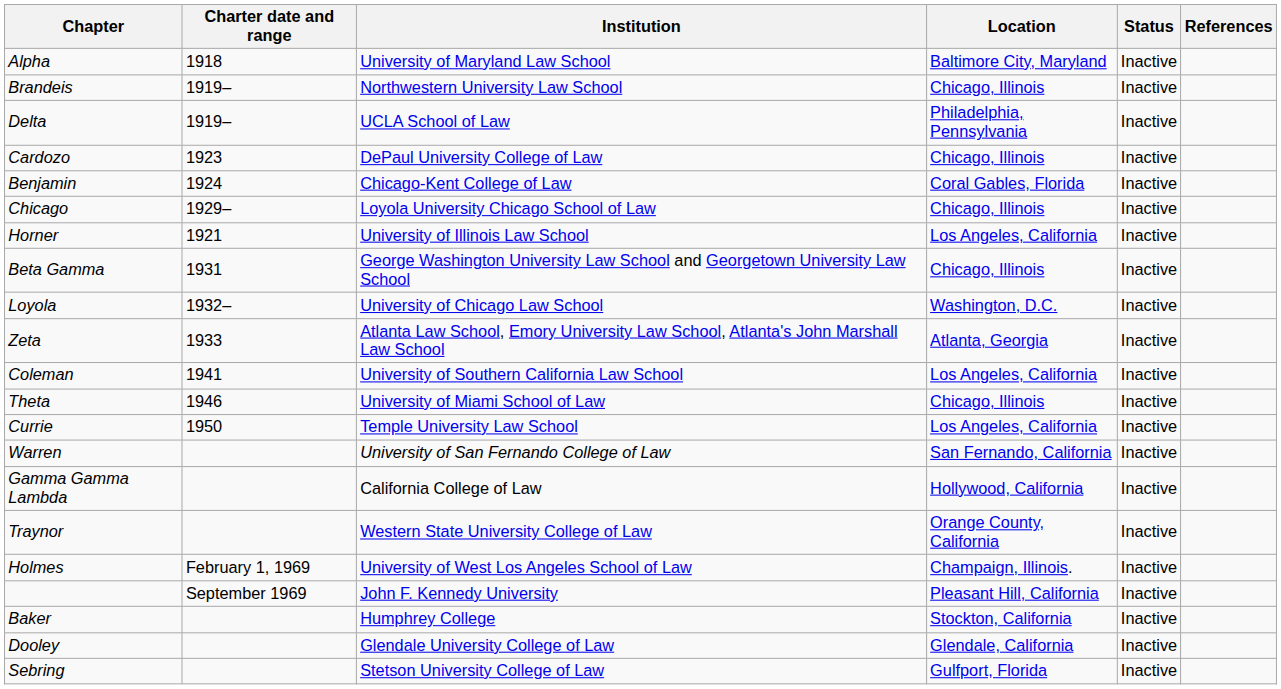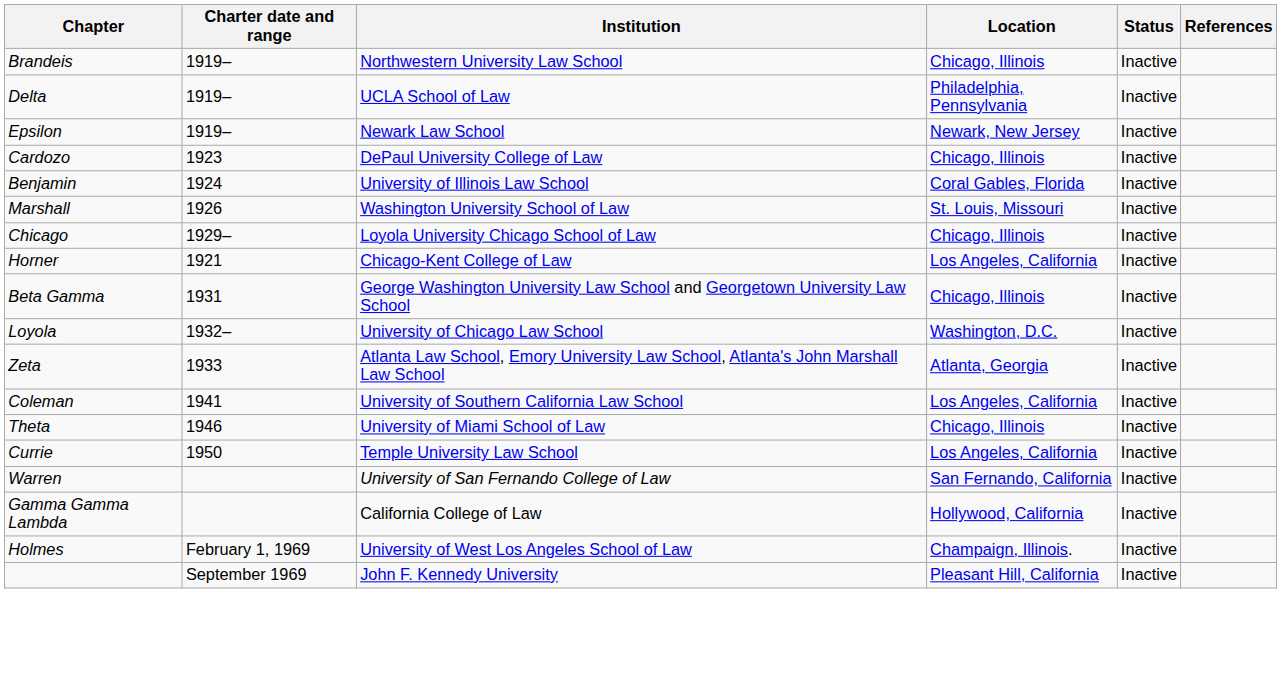- row: (29, 61)
+ row: (35, 131)
(466, 183) Chicago-Kent College of Law -> (474, 183) University of Illinois Law School
+ row: (39, 209)
(474, 235) University of Illinois Law School -> (466, 261) Chicago-Kent College of Law
- row: (36, 532)
- row: (30, 619)
- row: (34, 645)
- row: (36, 671)
